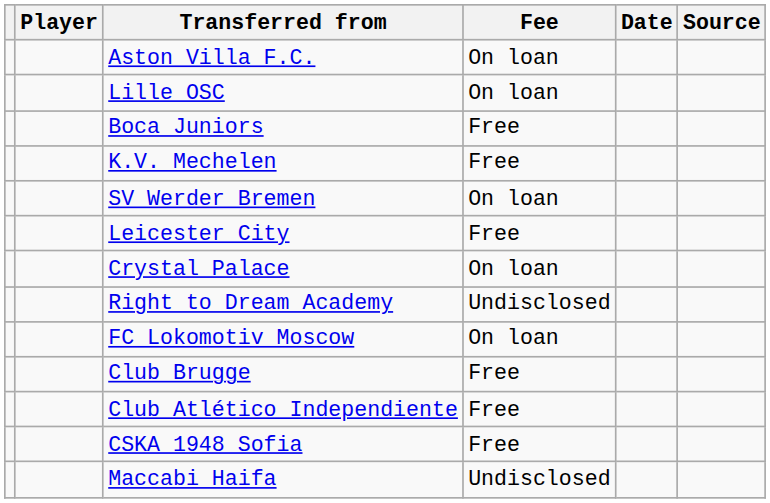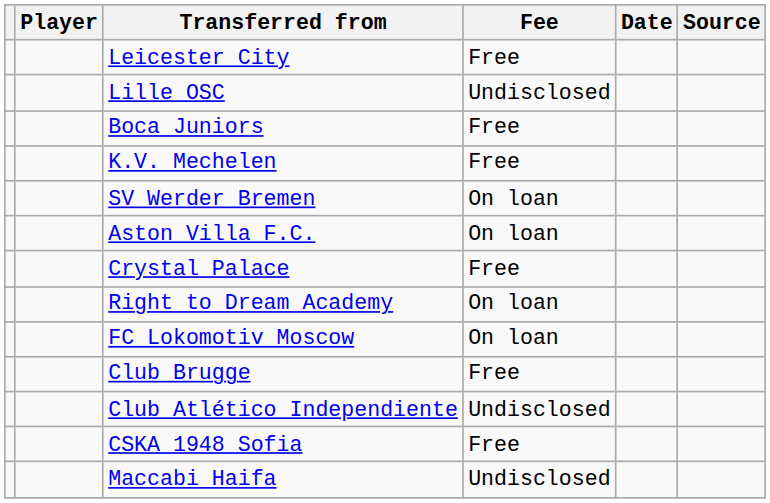rows swapped: (212, 58) <-> (199, 233)
(513, 93) On loan -> (539, 93) Undisclosed
(513, 269) On loan -> (494, 269) Free
(539, 304) Undisclosed -> (513, 304) On loan
(494, 409) Free -> (539, 409) Undisclosed
